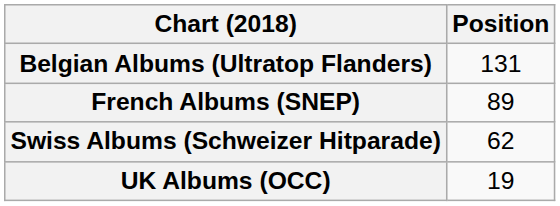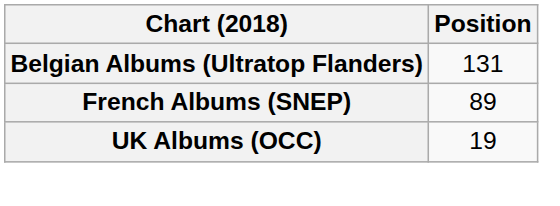- row: (226, 141)
